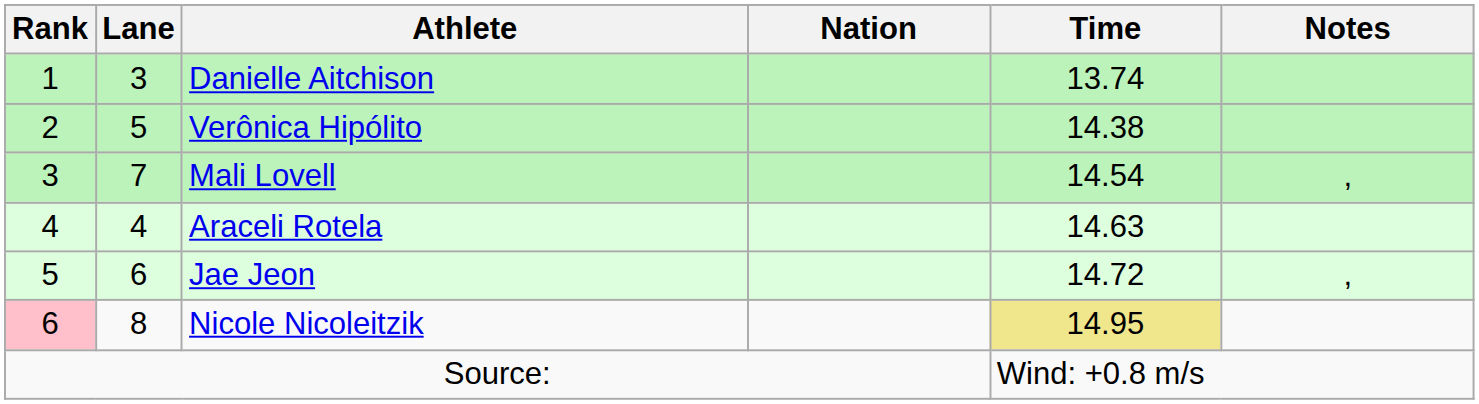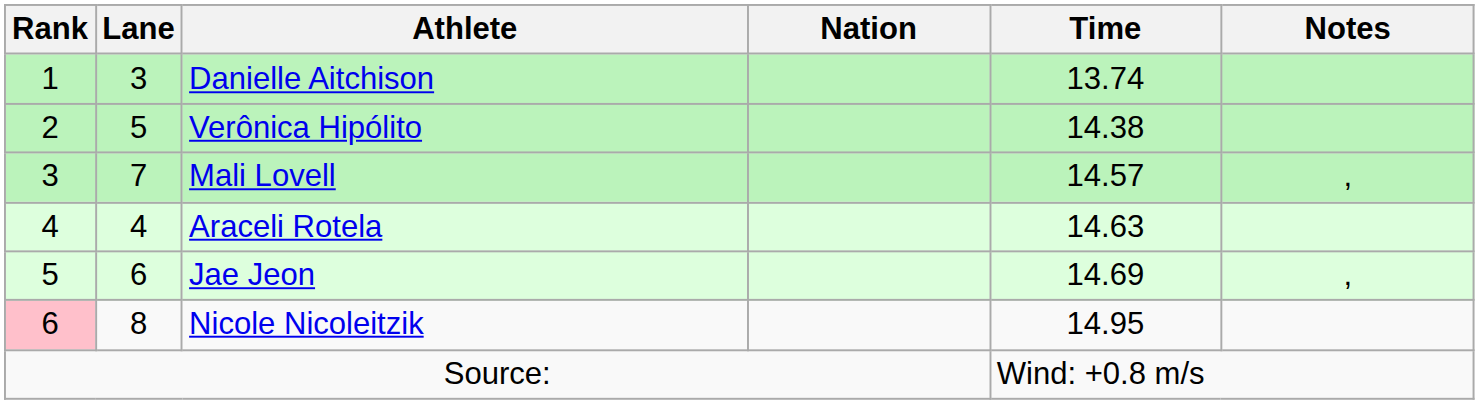(1105, 176) 14.54 -> (1105, 176) 14.57
(1105, 275) 14.72 -> (1105, 275) 14.69
(1105, 324) khaki background -> (1105, 324) no background
